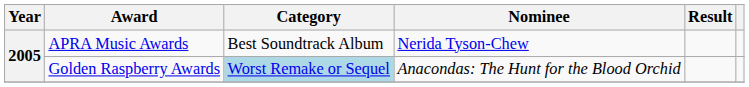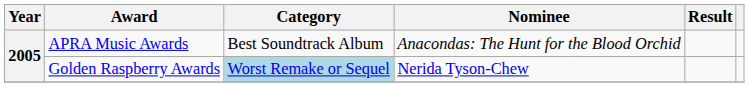(463, 43) Nerida Tyson-Chew -> (539, 43) Anacondas: The Hunt for the Blood Orchid
(539, 69) Anacondas: The Hunt for the Blood Orchid -> (463, 69) Nerida Tyson-Chew
